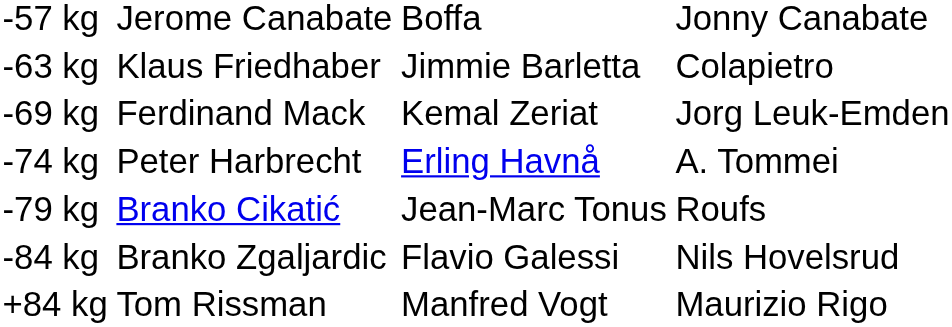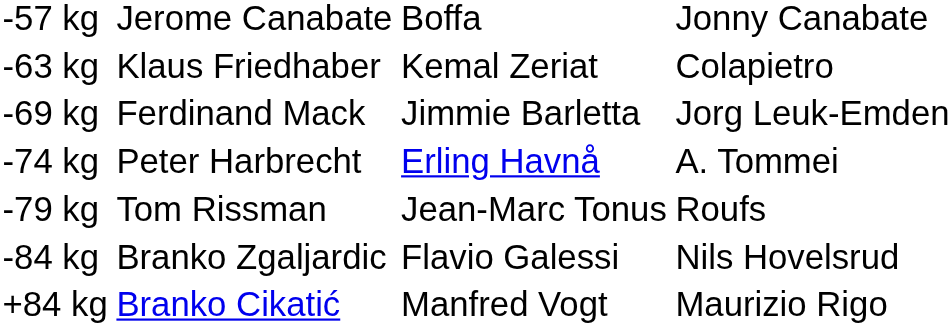(521, 66) Jimmie Barletta -> (499, 66) Kemal Zeriat
(499, 113) Kemal Zeriat -> (521, 113) Jimmie Barletta
(228, 209) Branko Cikatić -> (222, 209) Tom Rissman
(222, 304) Tom Rissman -> (228, 304) Branko Cikatić
